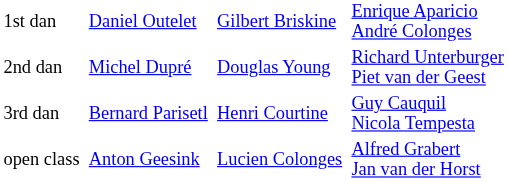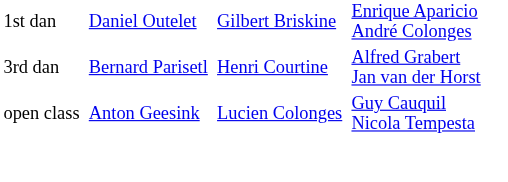- row: (33, 67)
(411, 113) Guy Cauquil Nicola Tempesta -> (414, 67) Alfred Grabert Jan van der Horst
(414, 159) Alfred Grabert Jan van der Horst -> (411, 113) Guy Cauquil Nicola Tempesta
